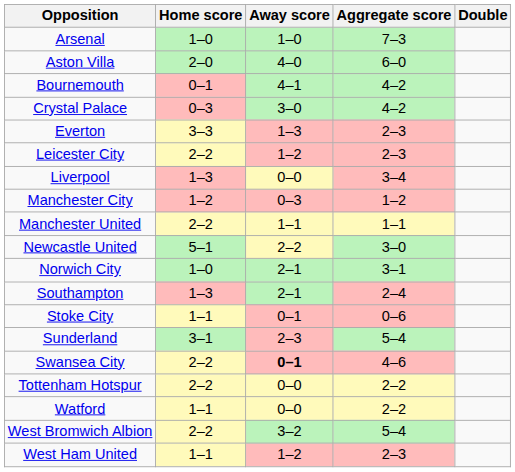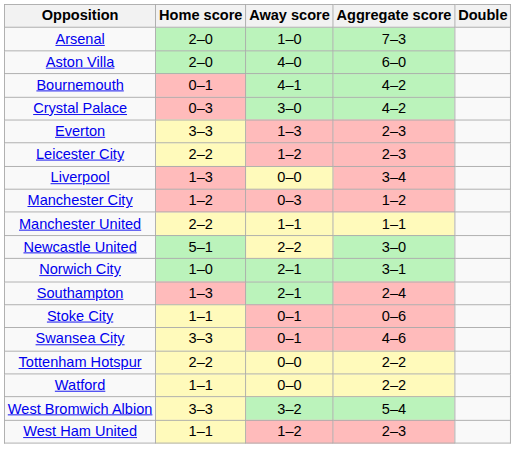(201, 39) 1–0 -> (201, 39) 2–0
- row: (80, 339)
(201, 362) 2–2 -> (201, 339) 3–3
(289, 362) bold -> (289, 339) normal
(201, 431) 2–2 -> (201, 408) 3–3
